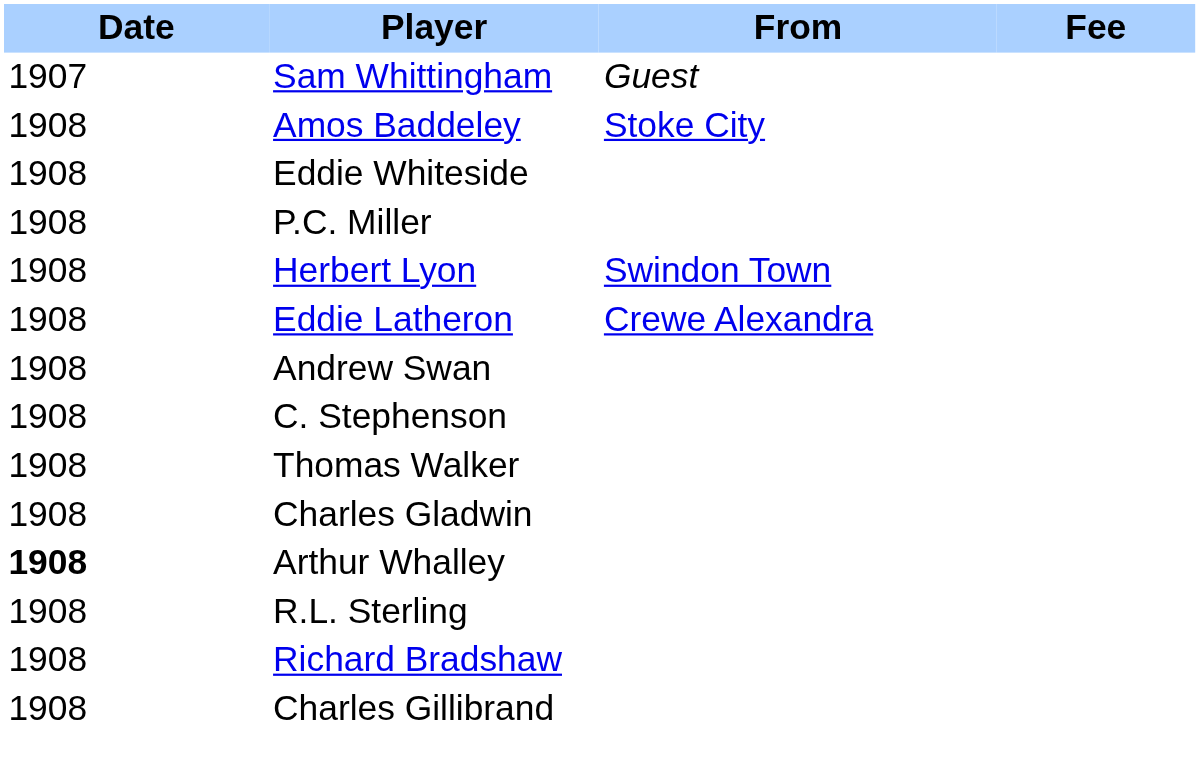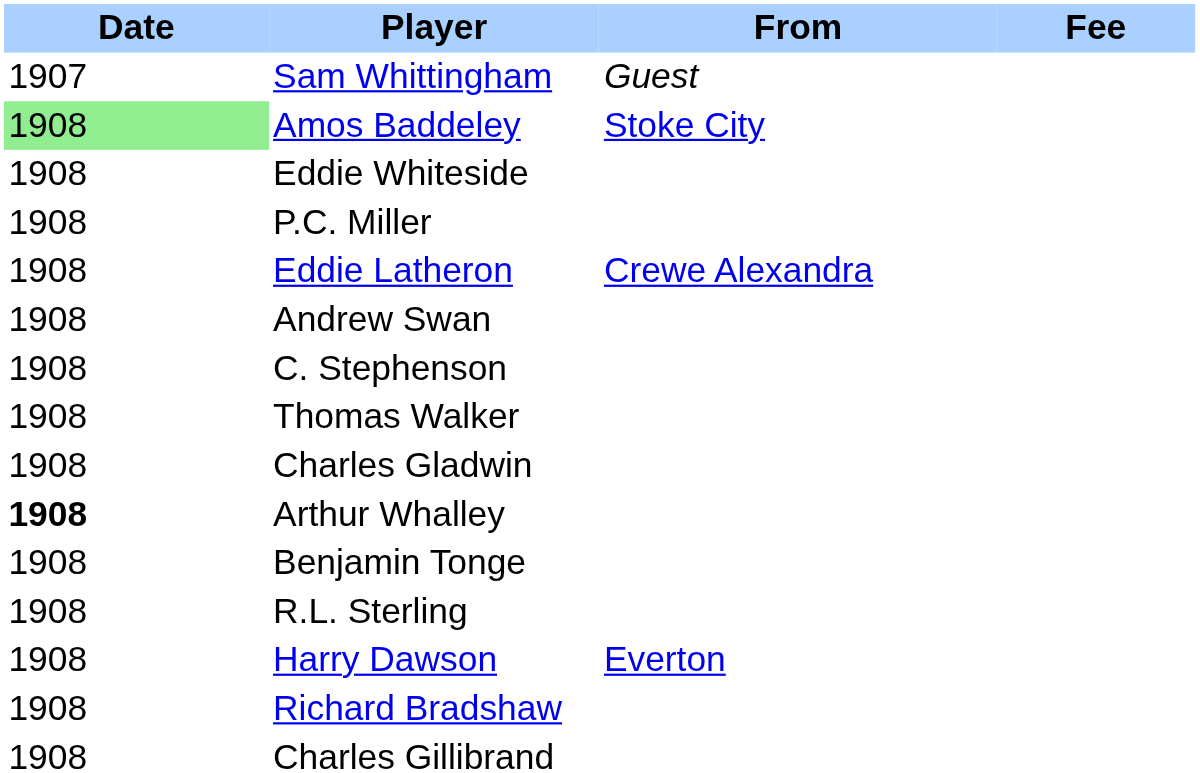(48, 124) no background -> (48, 124) lightgreen background
- row: (375, 270)
+ row: (400, 562)
+ row: (385, 659)
